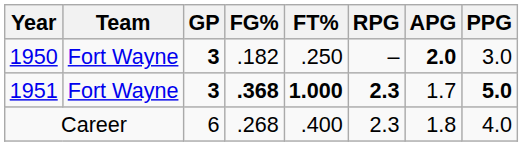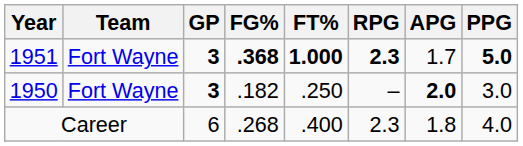rows swapped: (34, 56) <-> (34, 90)
